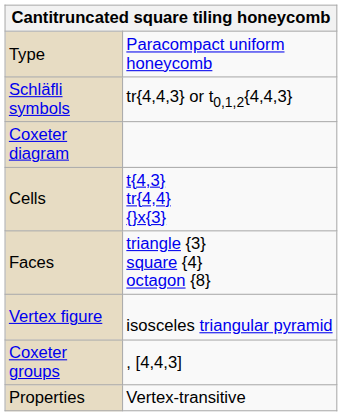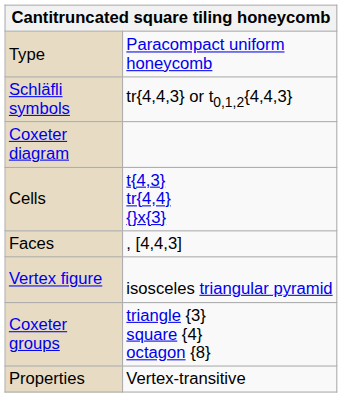(168, 262) triangle {3} square {4} octagon {8} -> (154, 243) , [4,4,3]
(154, 362) , [4,4,3] -> (168, 334) triangle {3} square {4} octagon {8}
